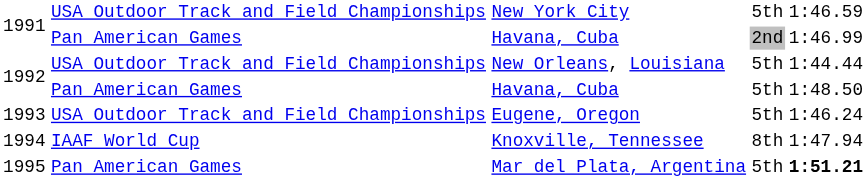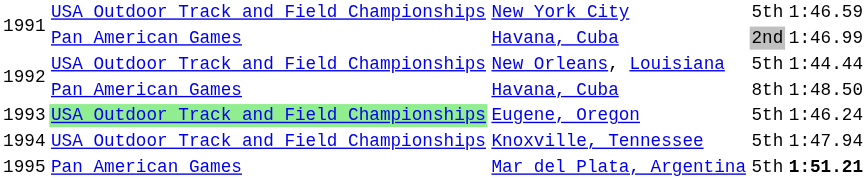(767, 90) 5th -> (767, 90) 8th
(268, 116) no background -> (268, 116) lightgreen background
(125, 141) IAAF World Cup -> (268, 141) USA Outdoor Track and Field Championships
(767, 141) 8th -> (767, 141) 5th
